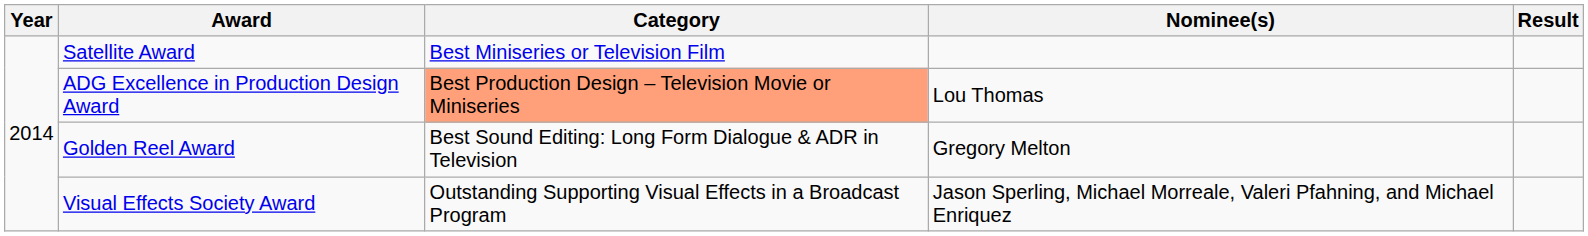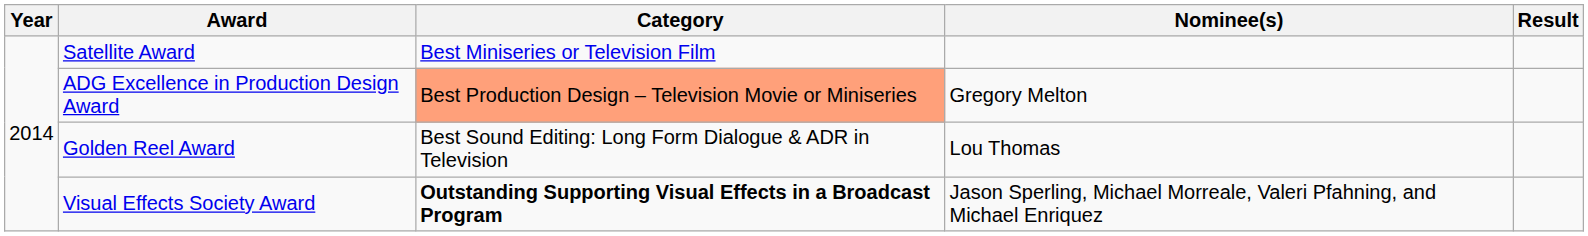(988, 95) Lou Thomas -> (1018, 95) Gregory Melton
(1002, 149) Gregory Melton -> (1005, 149) Lou Thomas
(664, 203) normal -> (675, 203) bold
